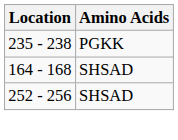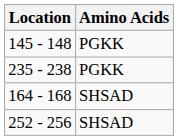+ row: (40, 43)
